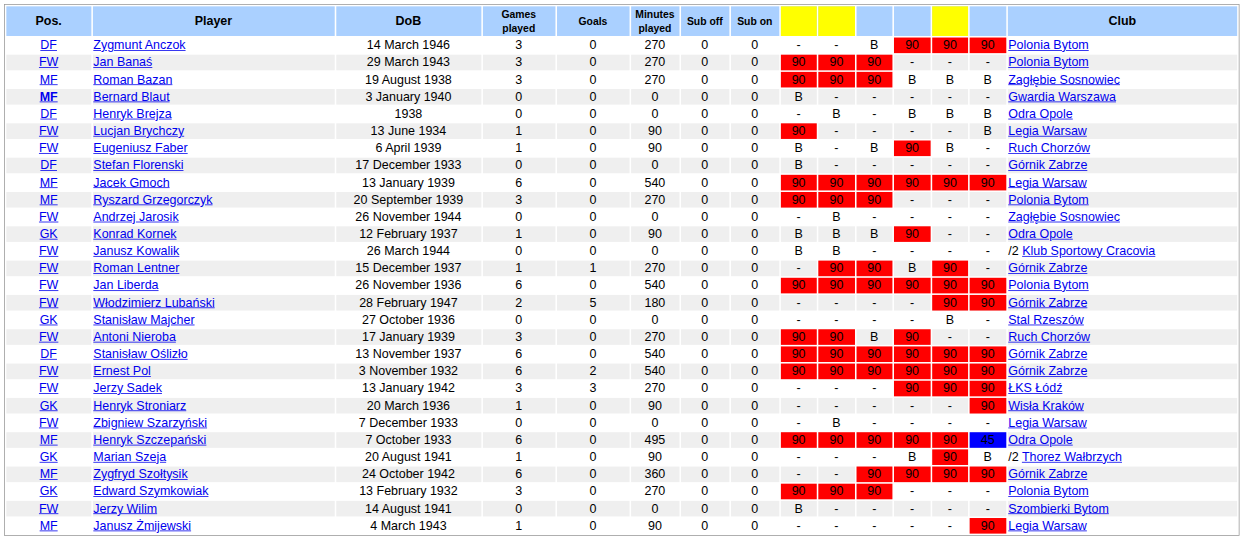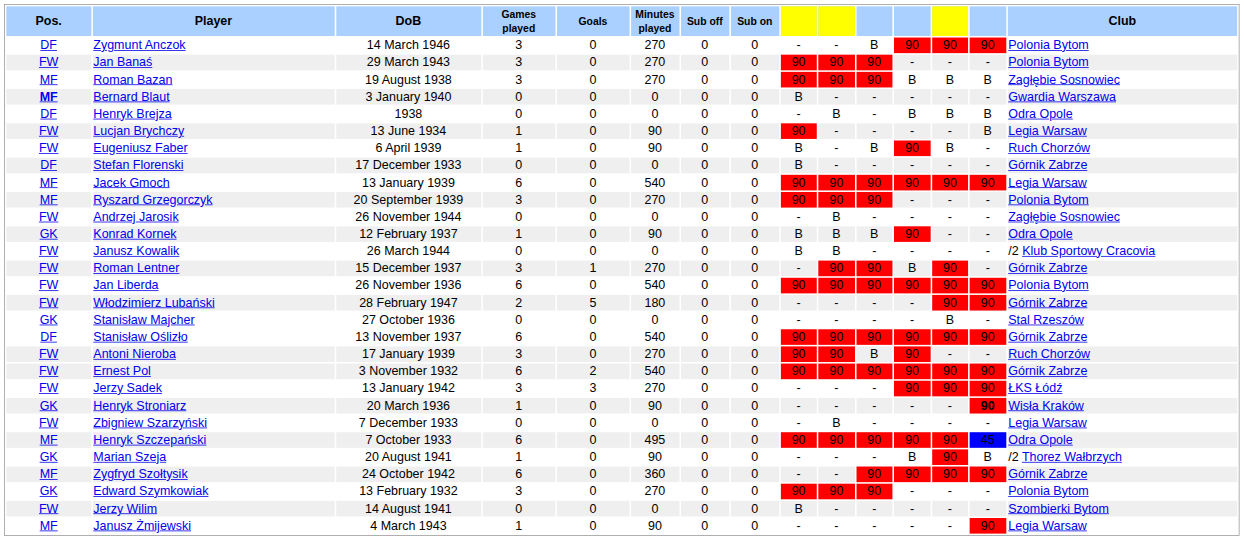(519, 268) 1 -> (519, 268) 3
rows swapped: (135, 337) <-> (140, 354)
(988, 405) normal -> (988, 405) bold
